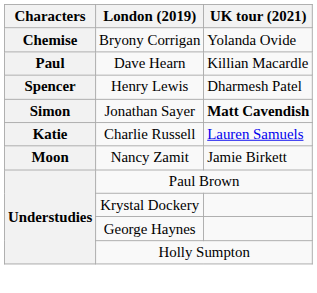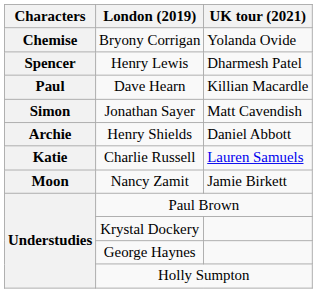rows swapped: (150, 63) <-> (150, 87)
(258, 110) bold -> (255, 110) normal
+ row: (150, 134)
